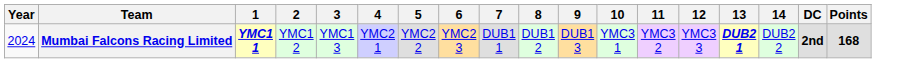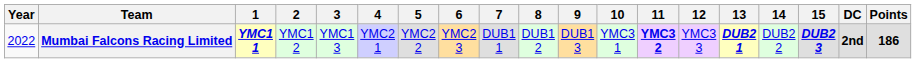+ column: (818, 14)
(21, 41) 2024 -> (21, 41) 2022
(658, 41) normal -> (658, 41) bold
(849, 41) 168 -> (889, 41) 186
